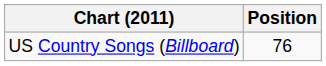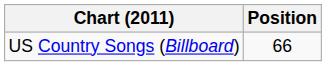(282, 46) 76 -> (282, 46) 66
